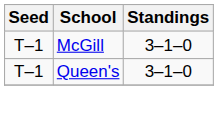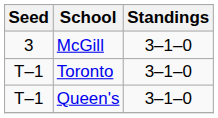(29, 44) T–1 -> (29, 44) 3
+ row: (85, 71)
